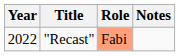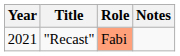(22, 39) 2022 -> (22, 39) 2021
